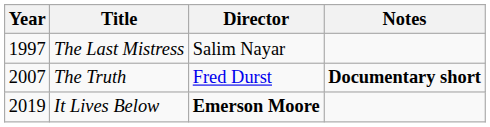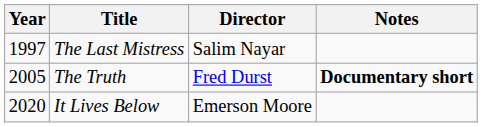(27, 77) 2007 -> (27, 77) 2005
(27, 106) 2019 -> (27, 106) 2020
(256, 106) bold -> (252, 106) normal
